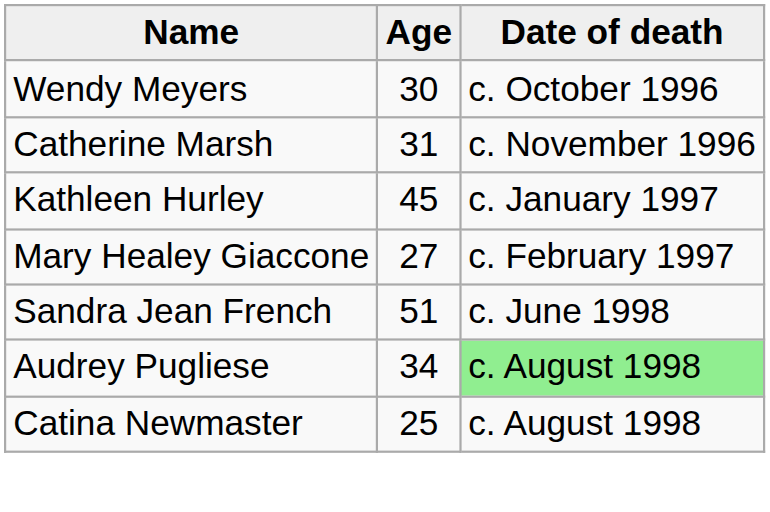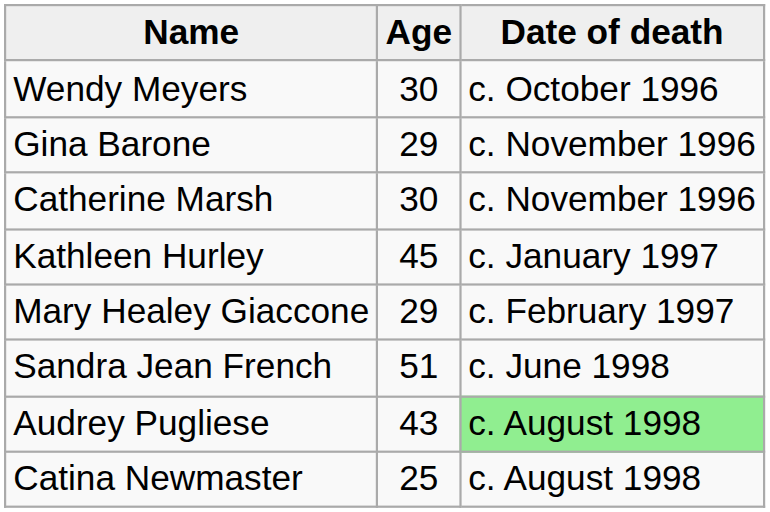+ row: (112, 144)
(419, 144) 31 -> (419, 199) 30
(419, 255) 27 -> (419, 311) 29
(419, 367) 34 -> (419, 423) 43
